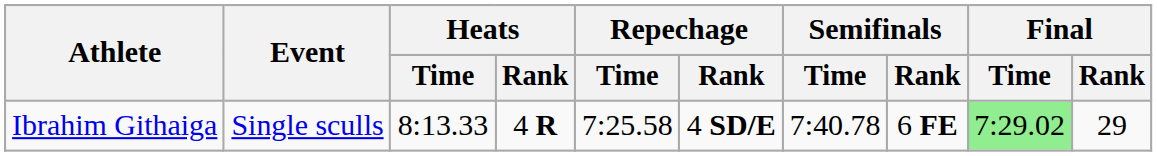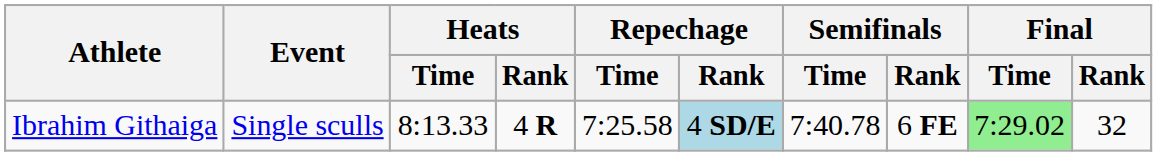(731, 125) no background -> (731, 125) lightblue background
(1112, 125) 29 -> (1112, 125) 32
